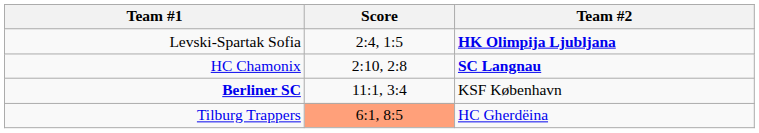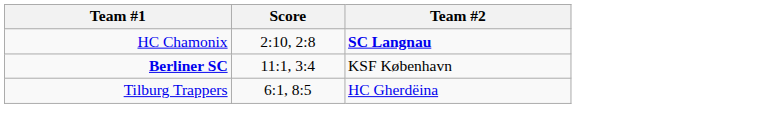- row: (235, 41)
(379, 115) lightsalmon background -> (288, 90) no background
